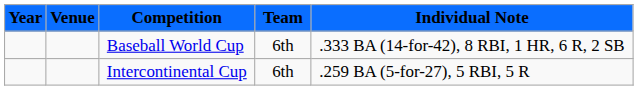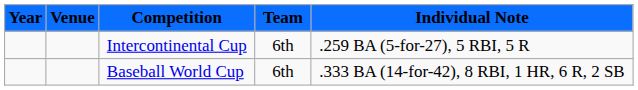rows swapped: (177, 71) <-> (173, 44)
